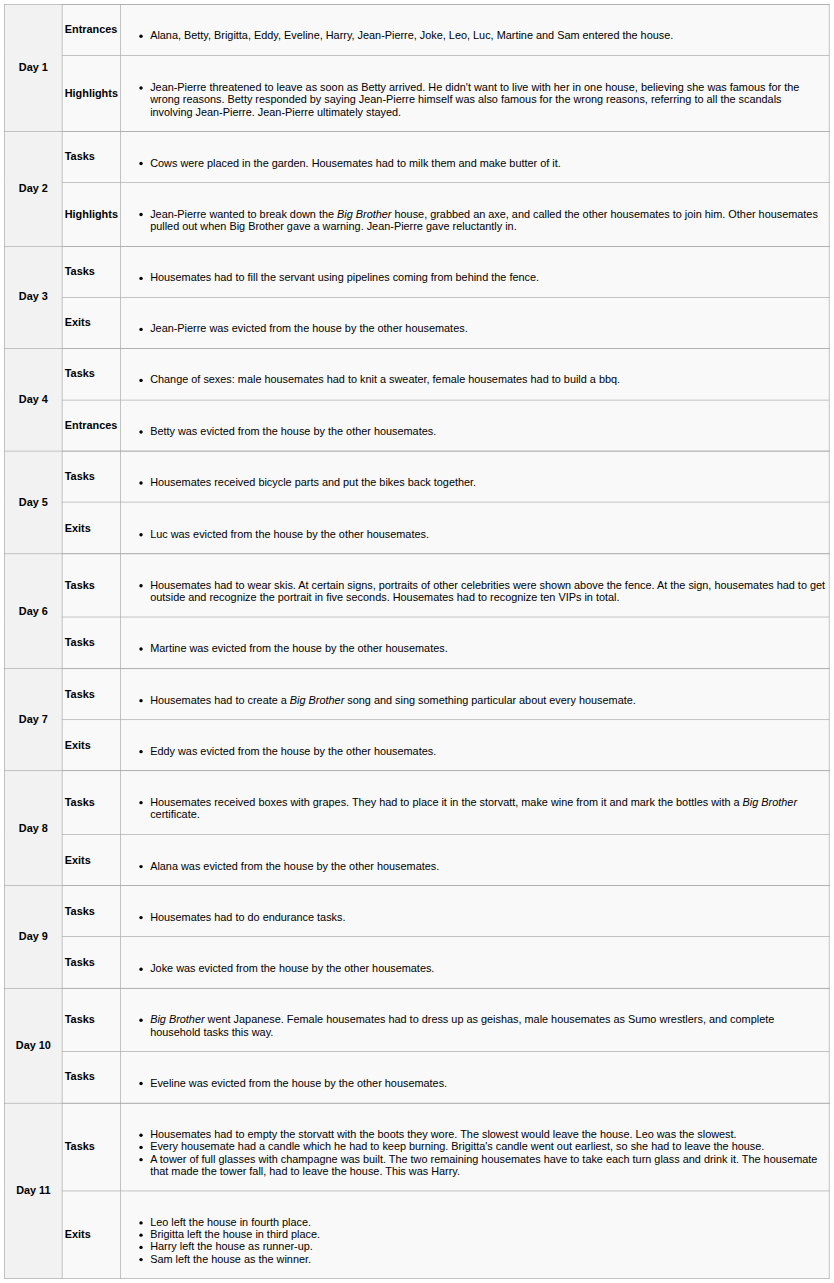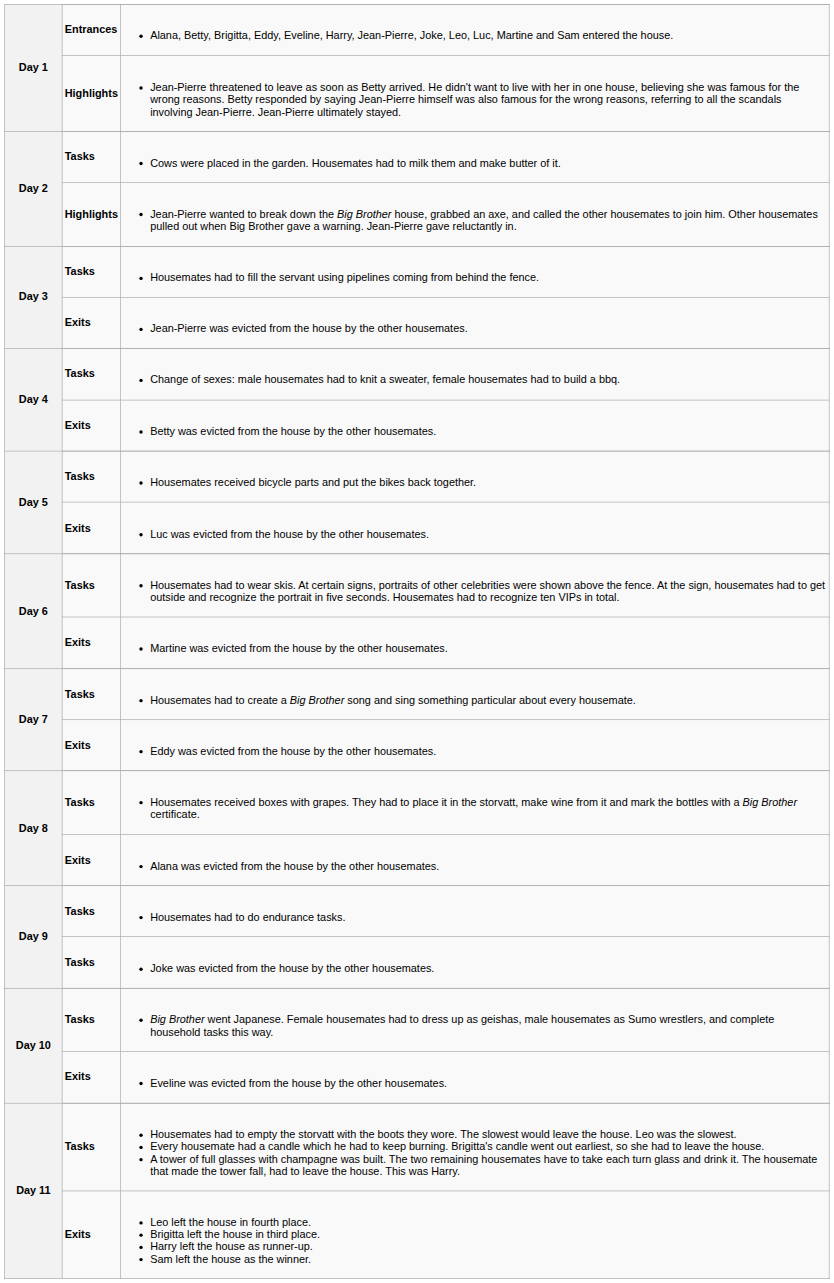(91, 425) Entrances -> (78, 425) Exits
(80, 642) Tasks -> (78, 642) Exits
(80, 1077) Tasks -> (78, 1077) Exits
